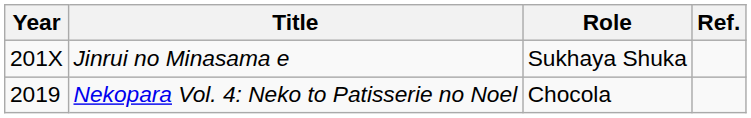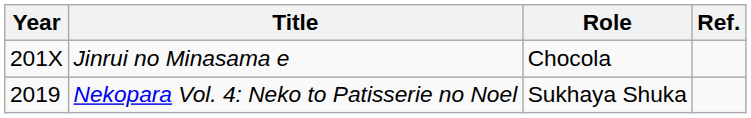(607, 58) Sukhaya Shuka -> (569, 58) Chocola
(569, 94) Chocola -> (607, 94) Sukhaya Shuka
